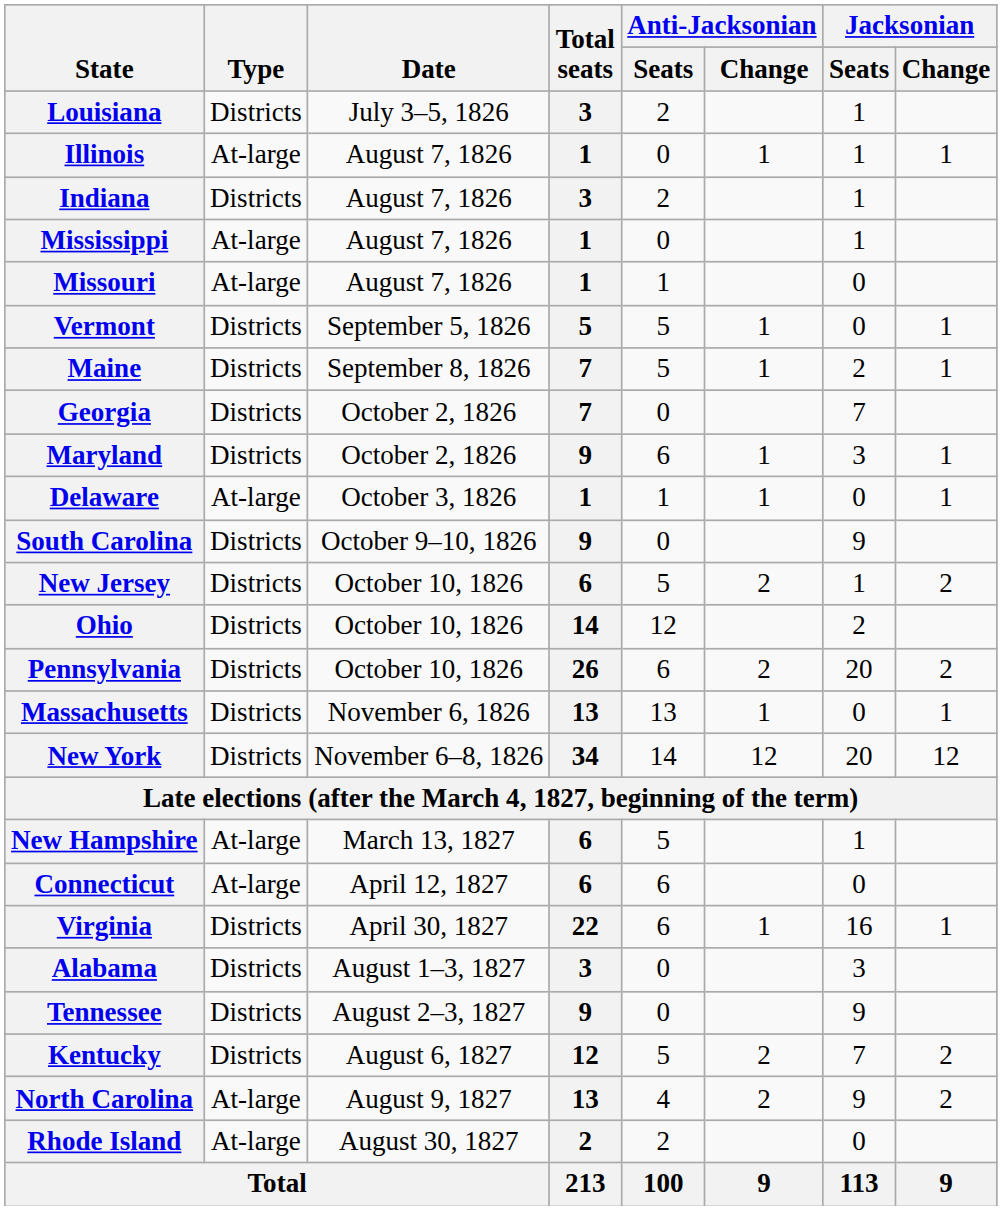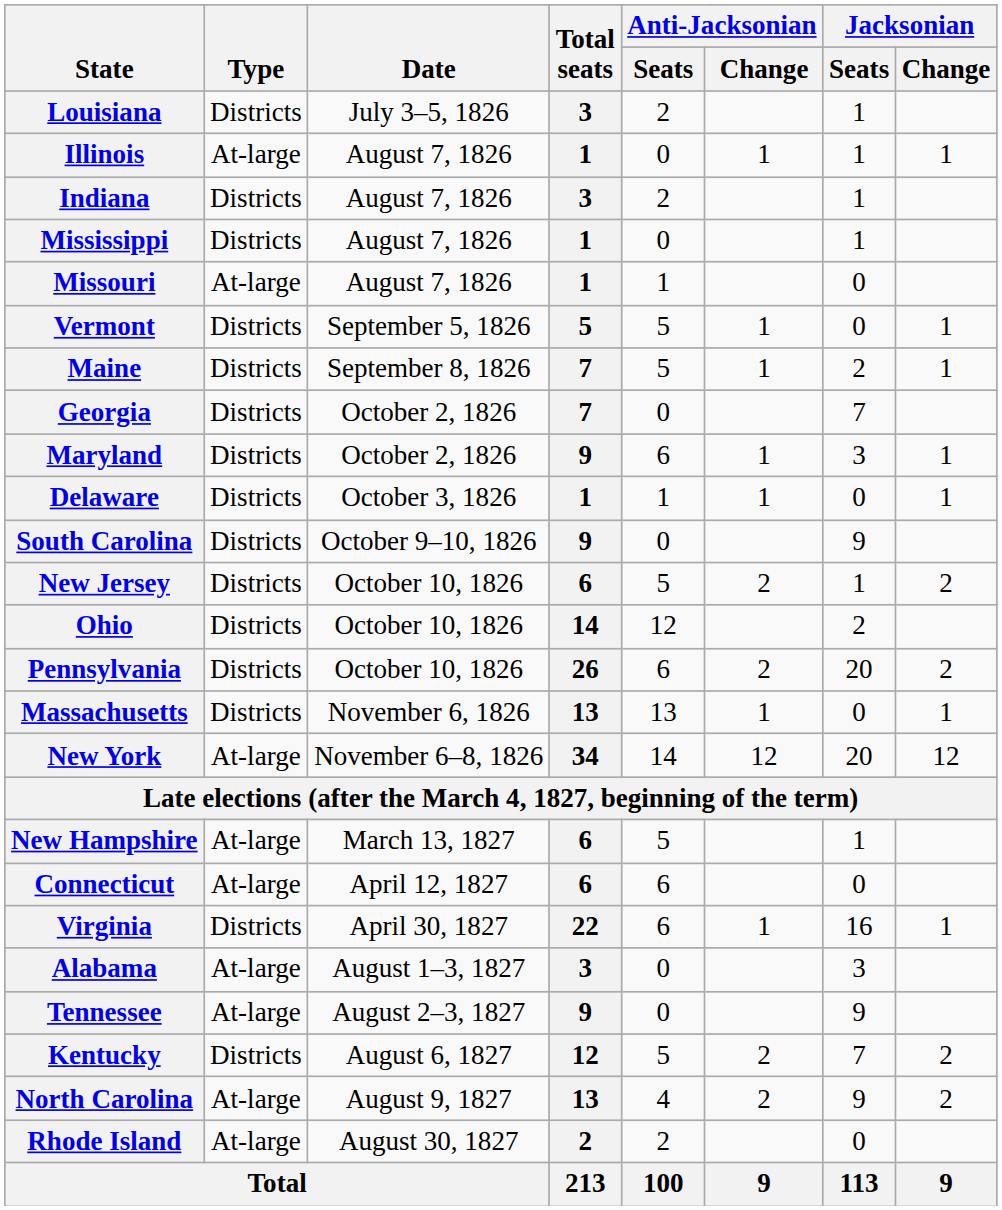(256, 240) At-large -> (256, 240) Districts
(256, 497) At-large -> (256, 497) Districts
(256, 754) Districts -> (256, 754) At-large
(256, 969) Districts -> (256, 969) At-large
(256, 1012) Districts -> (256, 1012) At-large
